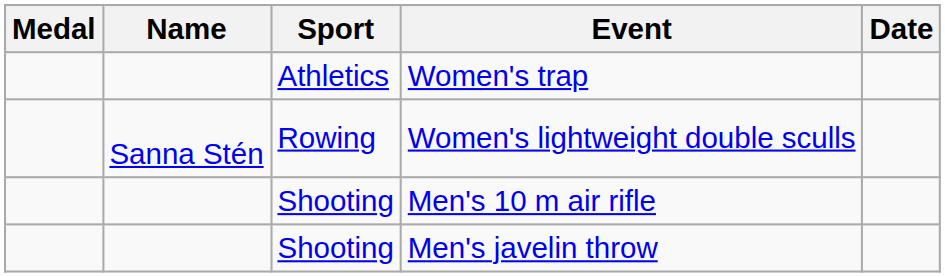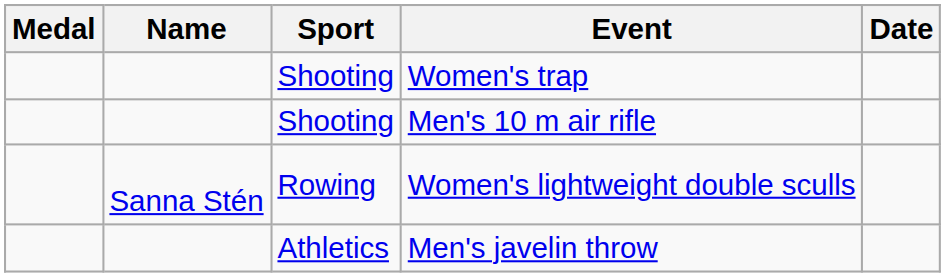(333, 75) Athletics -> (336, 75) Shooting
rows swapped: (632, 138) <-> (532, 201)
(336, 248) Shooting -> (333, 248) Athletics
